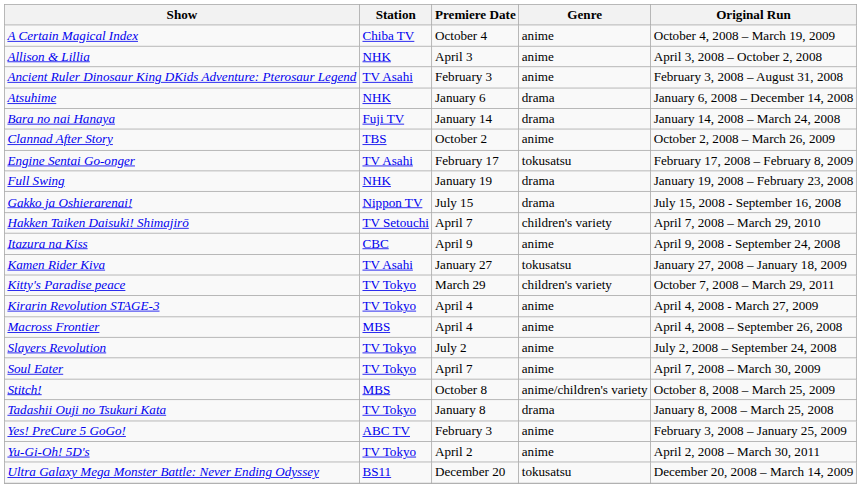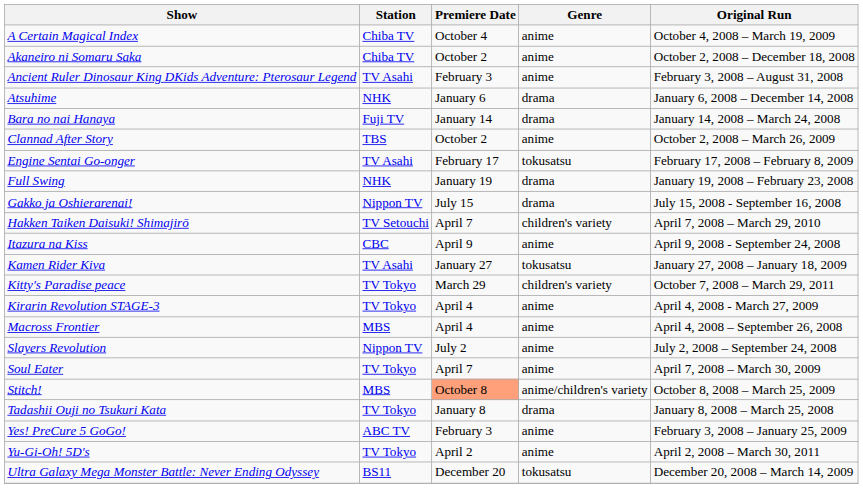+ row: (74, 56)
- row: (49, 56)
(389, 347) TV Tokyo -> (392, 347) Nippon TV
(461, 389) no background -> (461, 389) lightsalmon background
